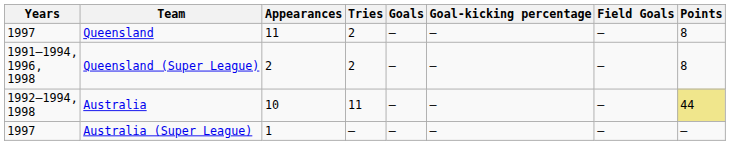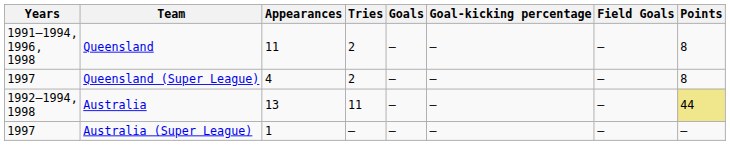(21, 33) 1997 -> (42, 47) 1991–1994, 1996, 1998
(42, 66) 1991–1994, 1996, 1998 -> (21, 79) 1997
(268, 66) 2 -> (268, 79) 4
(272, 105) 10 -> (272, 105) 13
